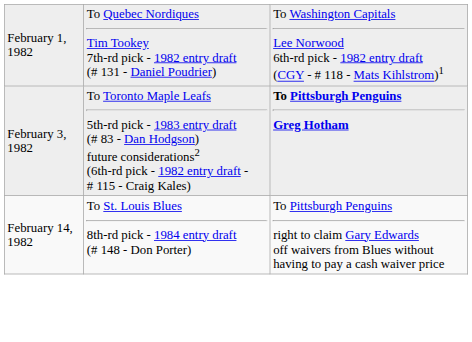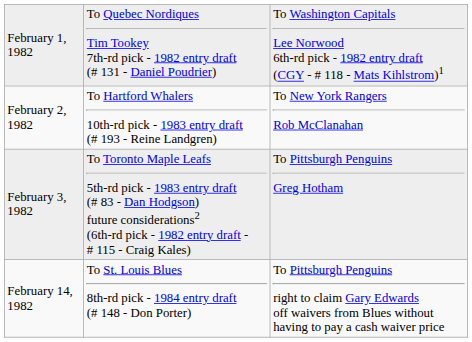+ row: (37, 117)
(369, 110) bold -> (369, 173) normal
